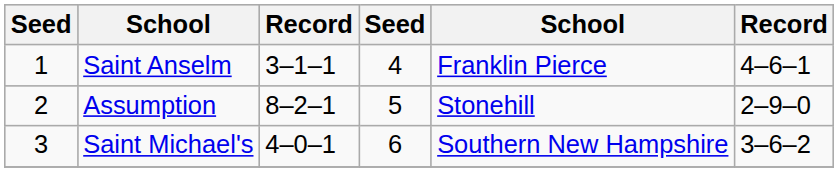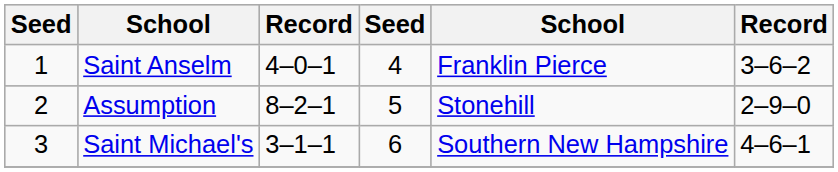(301, 65) 3–1–1 -> (301, 65) 4–0–1
(776, 65) 4–6–1 -> (776, 65) 3–6–2
(301, 145) 4–0–1 -> (301, 145) 3–1–1
(776, 145) 3–6–2 -> (776, 145) 4–6–1
